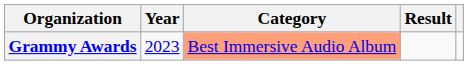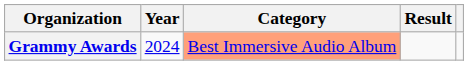(162, 45) 2023 -> (162, 45) 2024
